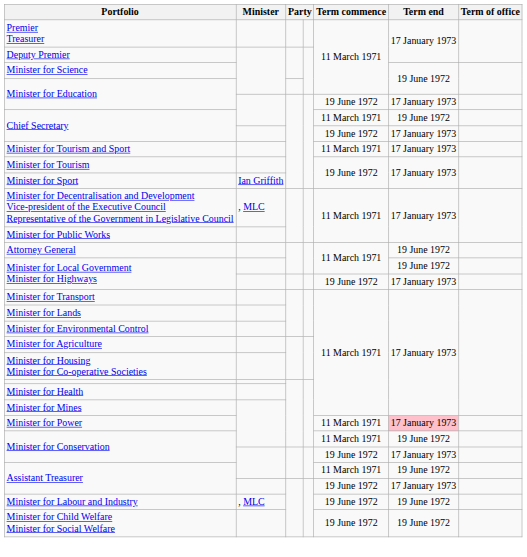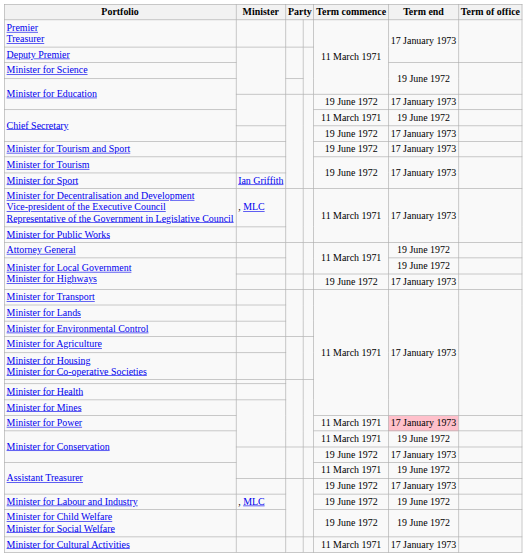(351, 149) 11 March 1971 -> (351, 149) 19 June 1972
+ row: (68, 544)
